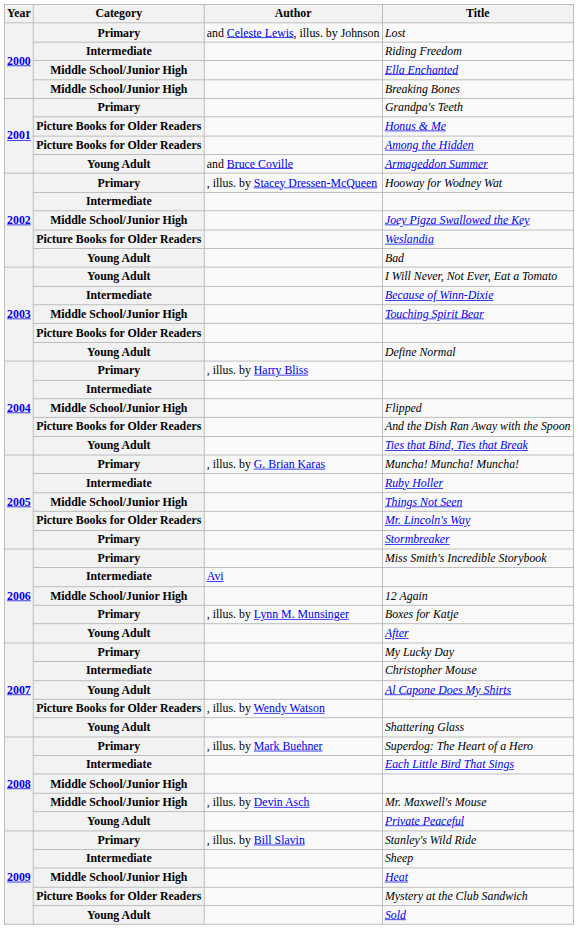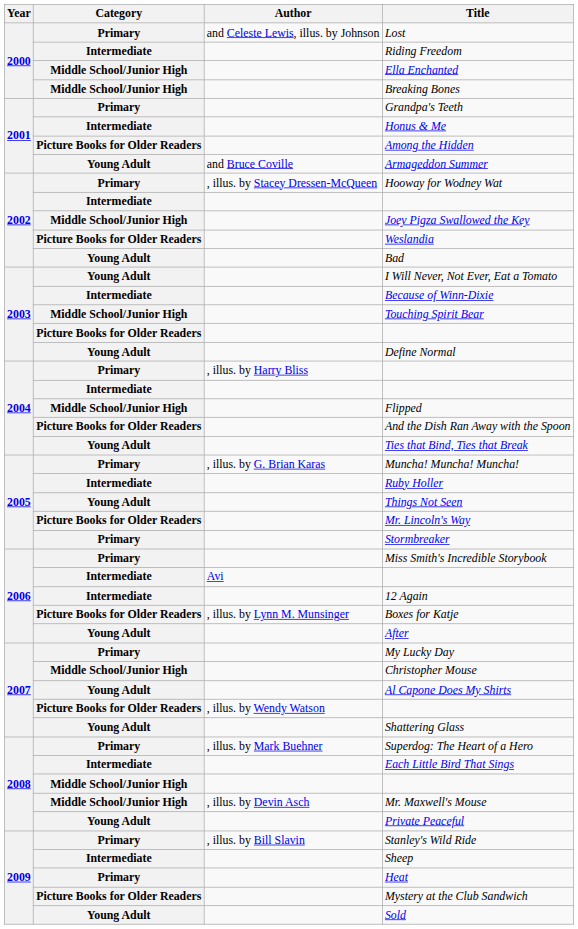(119, 126) Picture Books for Older Readers -> (119, 126) Intermediate
(119, 502) Middle School/Junior High -> (119, 502) Young Adult
(119, 595) Middle School/Junior High -> (119, 595) Intermediate
(119, 614) Primary -> (119, 614) Picture Books for Older Readers
(119, 671) Intermediate -> (119, 671) Middle School/Junior High
(119, 877) Middle School/Junior High -> (119, 877) Primary
